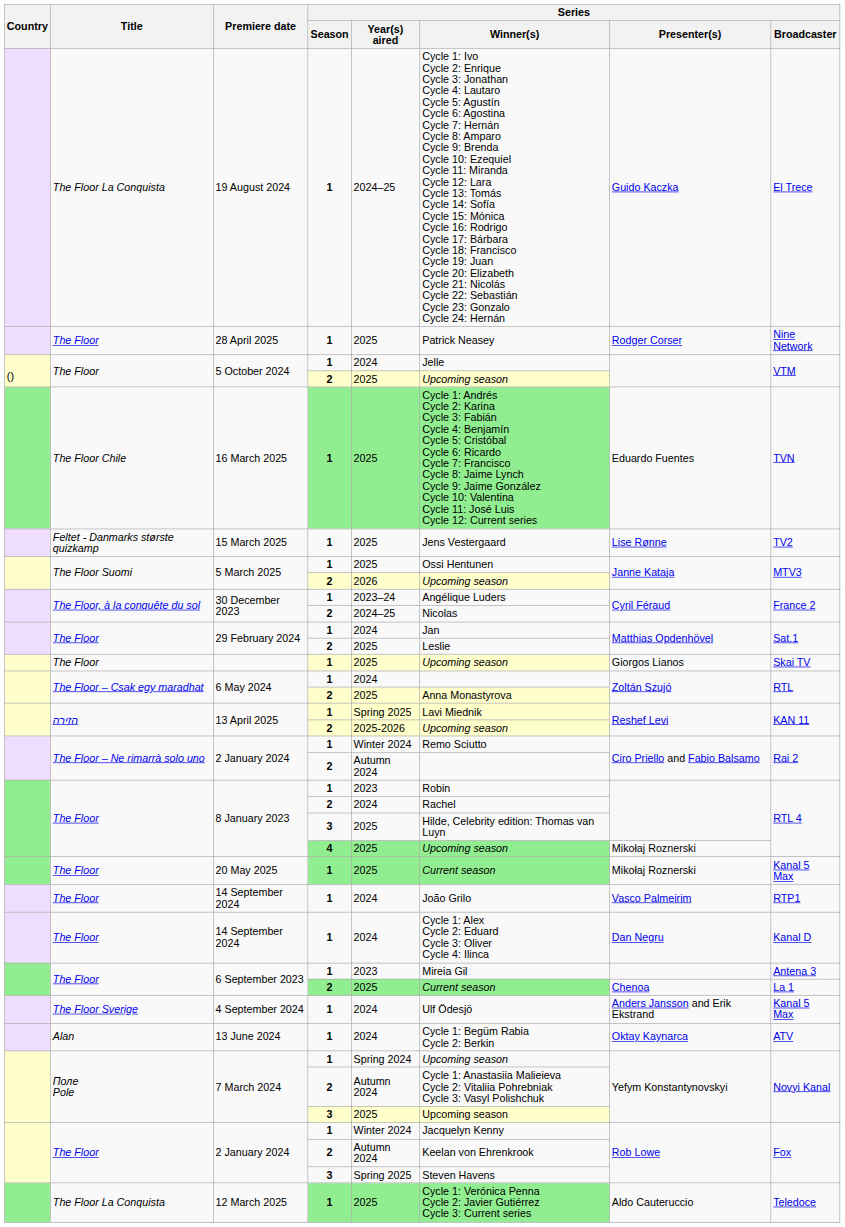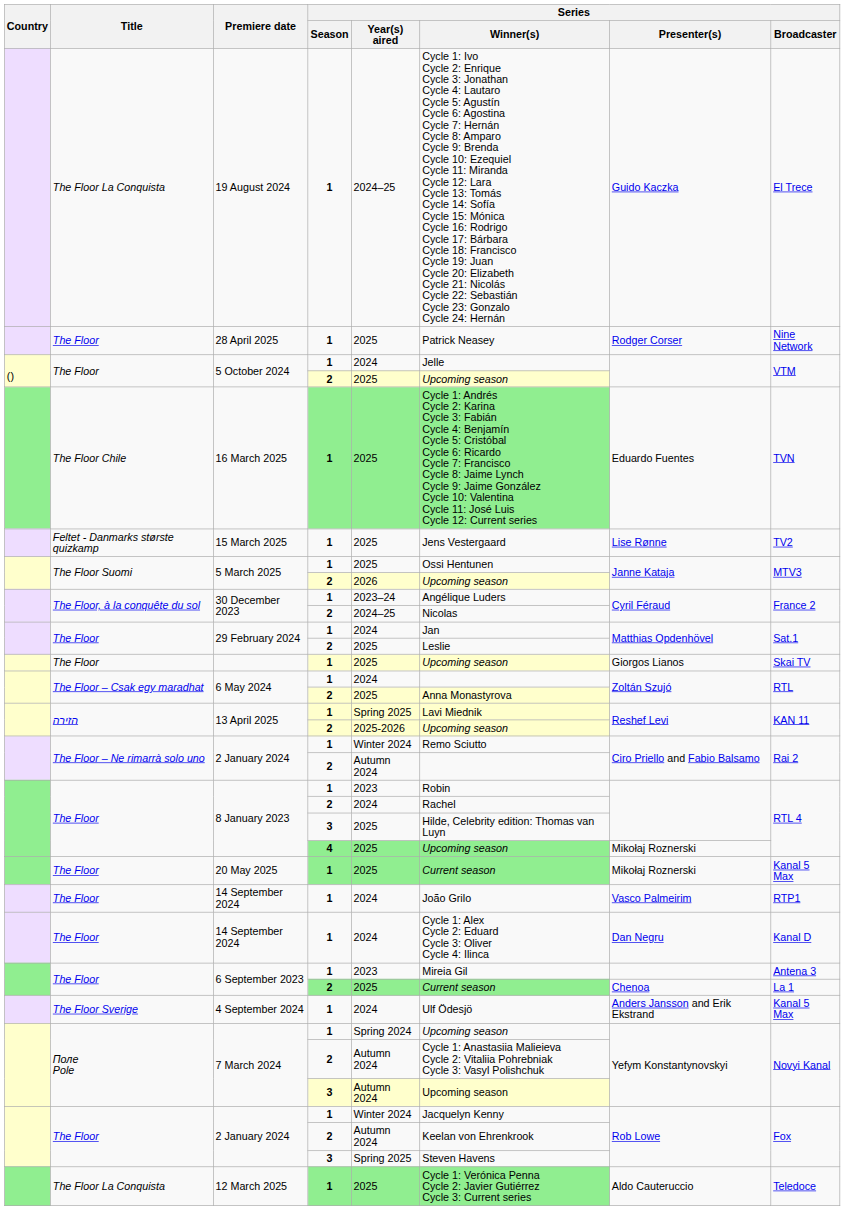- row: (248, 1037)
(366, 1114) 2025 -> (372, 1092) Autumn 2024
